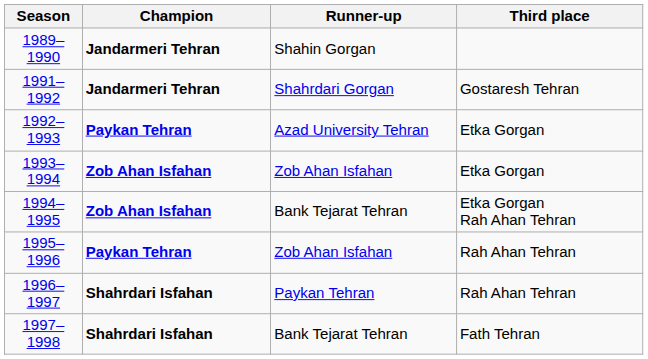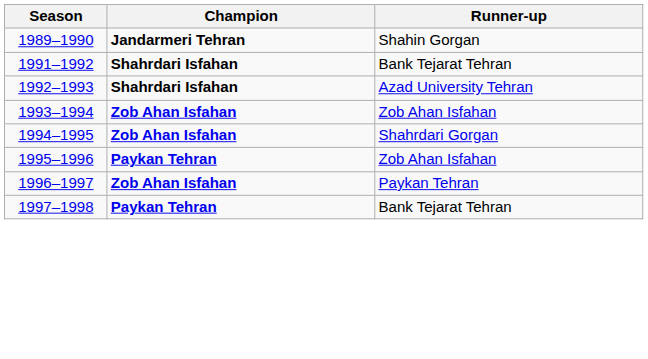- column: (550, 16)
(153, 89) Jandarmeri Tehran -> (174, 64) Shahrdari Isfahan
(334, 89) Shahrdari Gorgan -> (445, 64) Bank Tejarat Tehran
(139, 130) Paykan Tehran -> (174, 87) Shahrdari Isfahan
(341, 211) Bank Tejarat Tehran -> (438, 135) Shahrdari Gorgan
(149, 293) Shahrdari Isfahan -> (174, 183) Zob Ahan Isfahan
(149, 334) Shahrdari Isfahan -> (164, 207) Paykan Tehran
